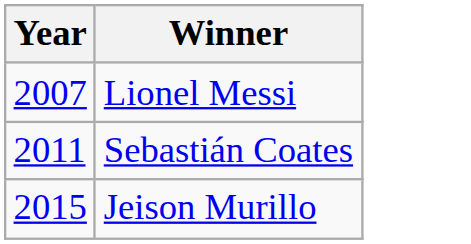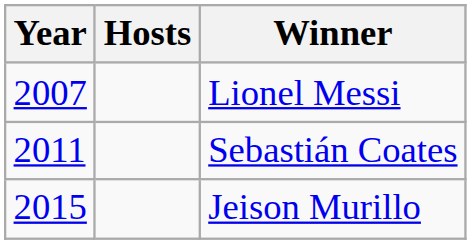+ column: (148, 33)
